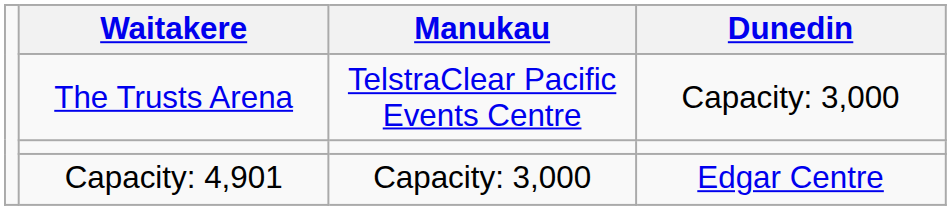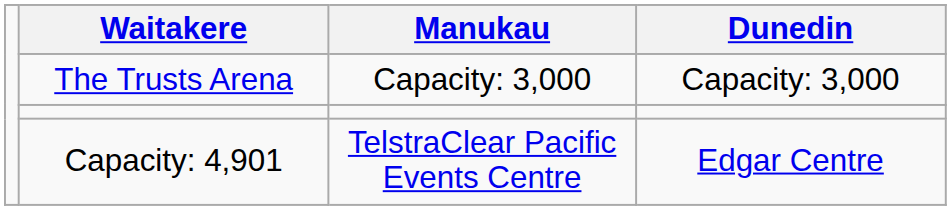(482, 96) TelstraClear Pacific Events Centre -> (482, 79) Capacity: 3,000
(482, 178) Capacity: 3,000 -> (482, 160) TelstraClear Pacific Events Centre
